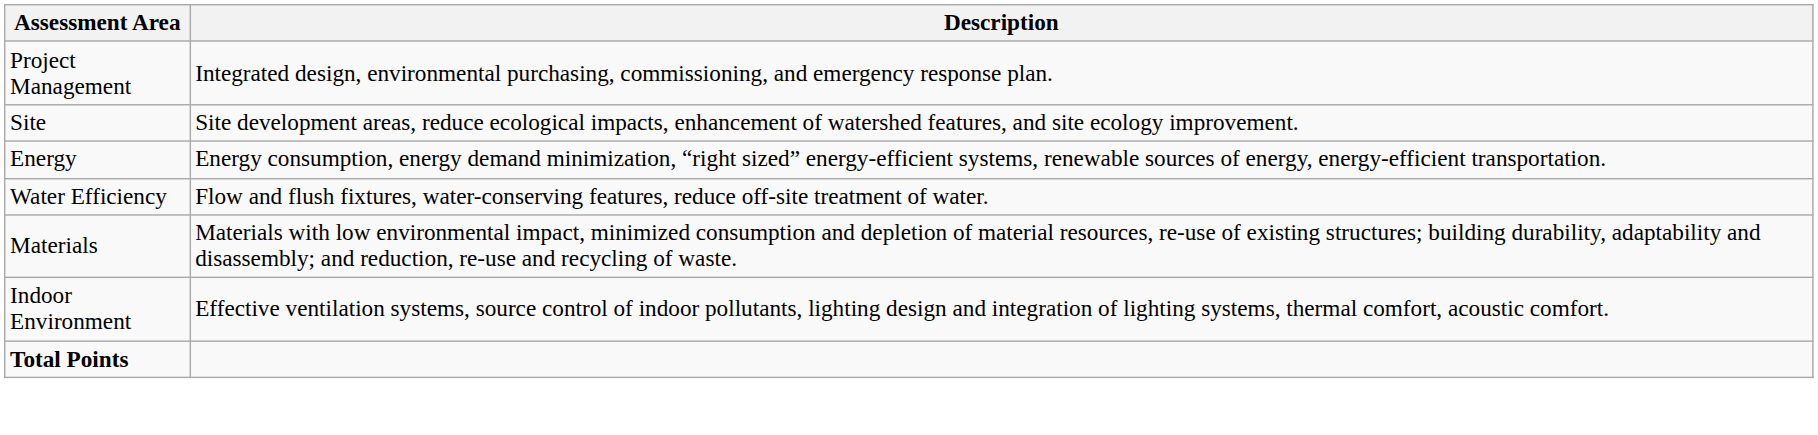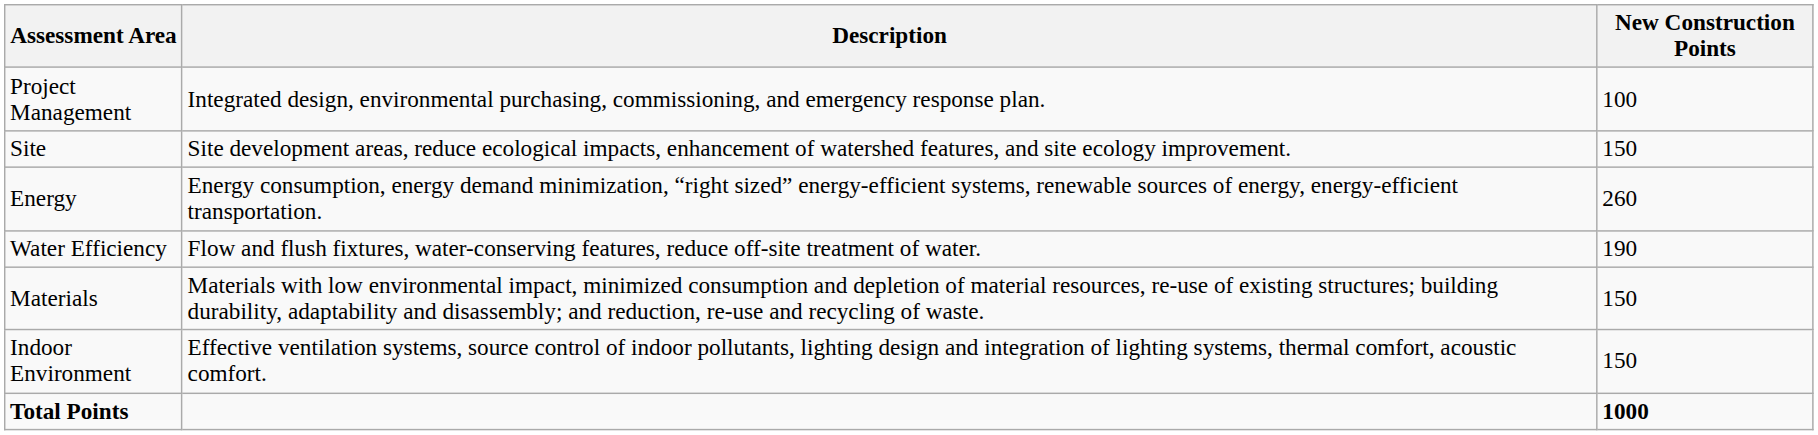+ column: (1705, 35)
